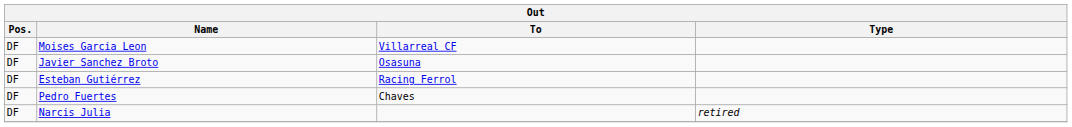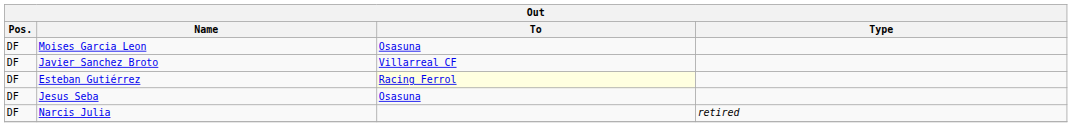(418, 46) Villarreal CF -> (400, 46) Osasuna
(400, 63) Osasuna -> (418, 63) Villarreal CF
(418, 79) no background -> (418, 79) lightyellow background
- row: (78, 96)
+ row: (69, 96)
